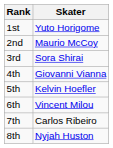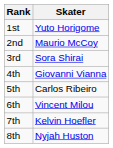(65, 89) Kelvin Hoefler -> (66, 89) Carlos Ribeiro
(66, 120) Carlos Ribeiro -> (65, 120) Kelvin Hoefler
